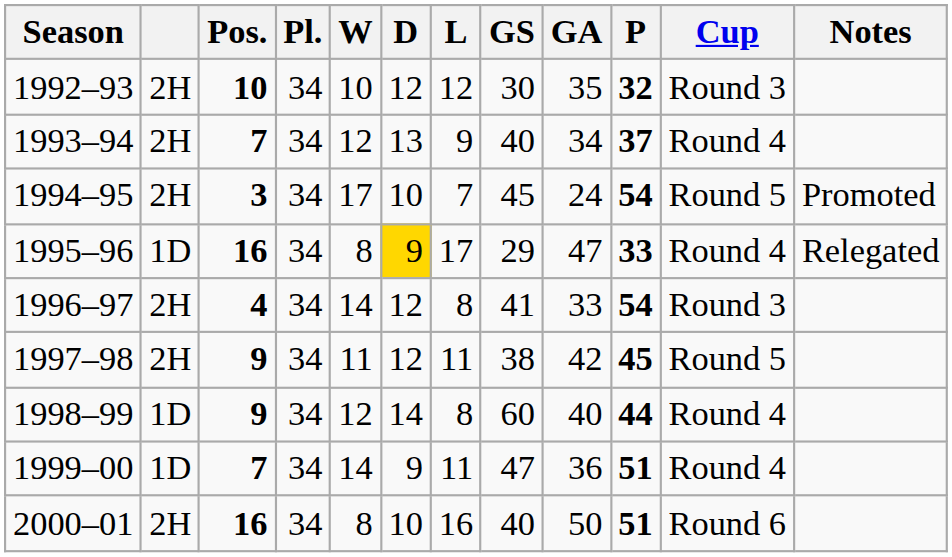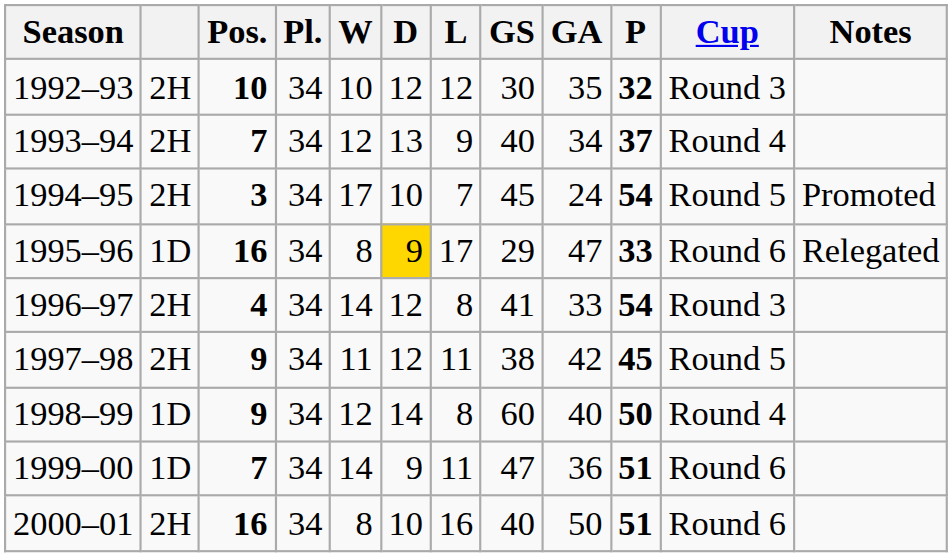(727, 250) Round 4 -> (727, 250) Round 6
(635, 413) 44 -> (635, 413) 50
(727, 468) Round 4 -> (727, 468) Round 6
